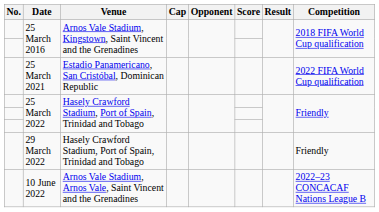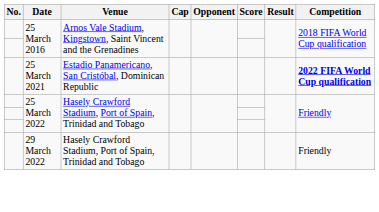(330, 76) normal -> (335, 76) bold
- row: (40, 188)
